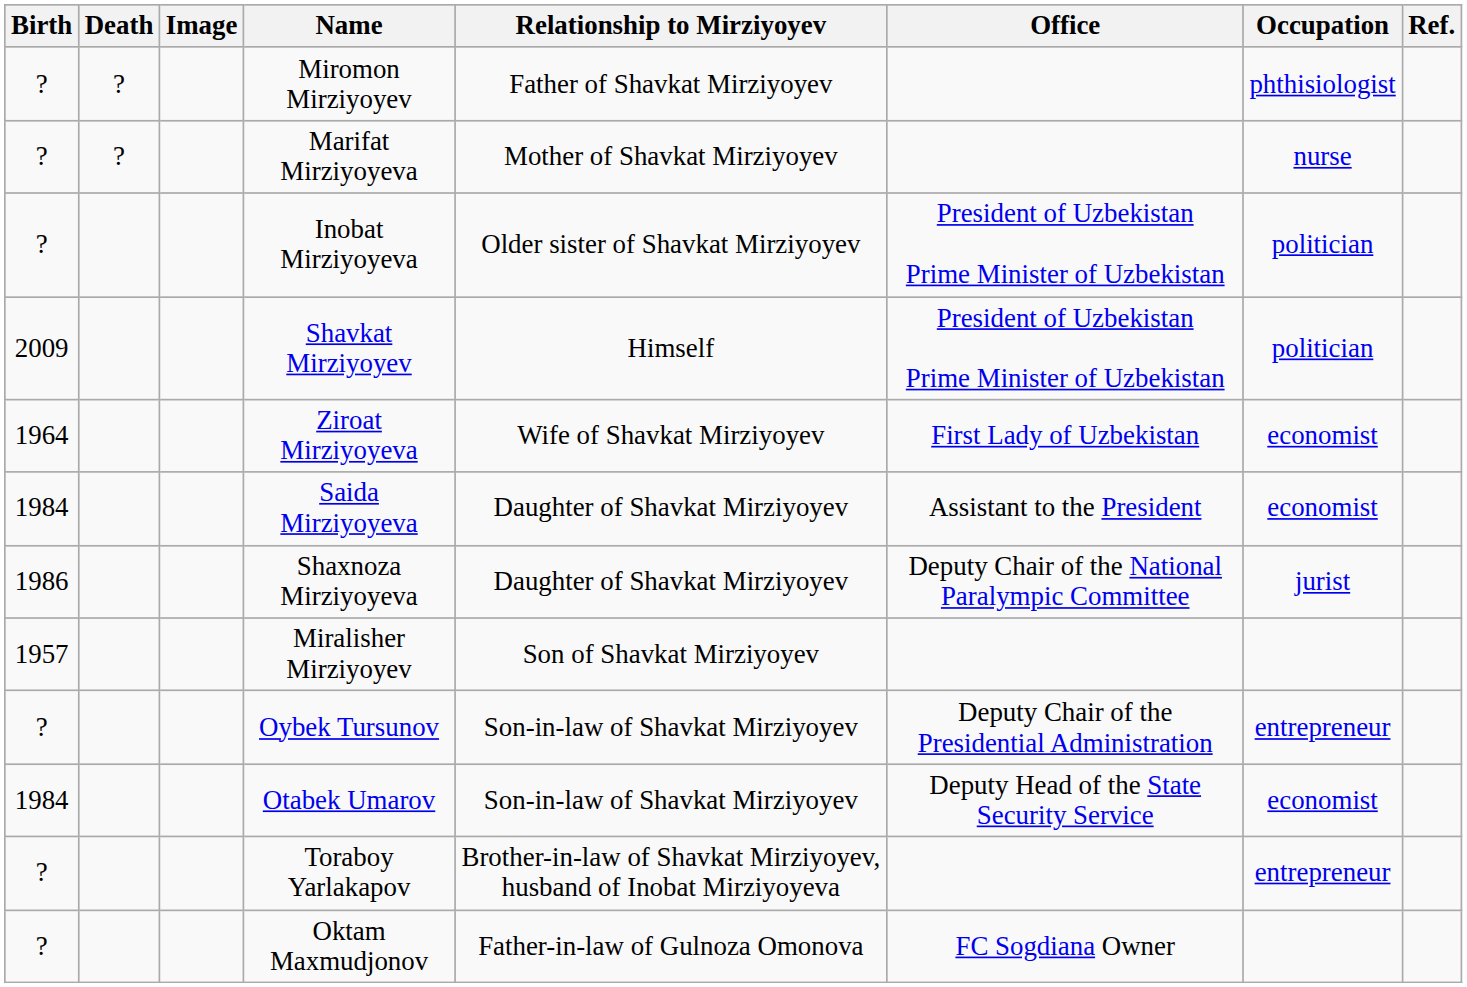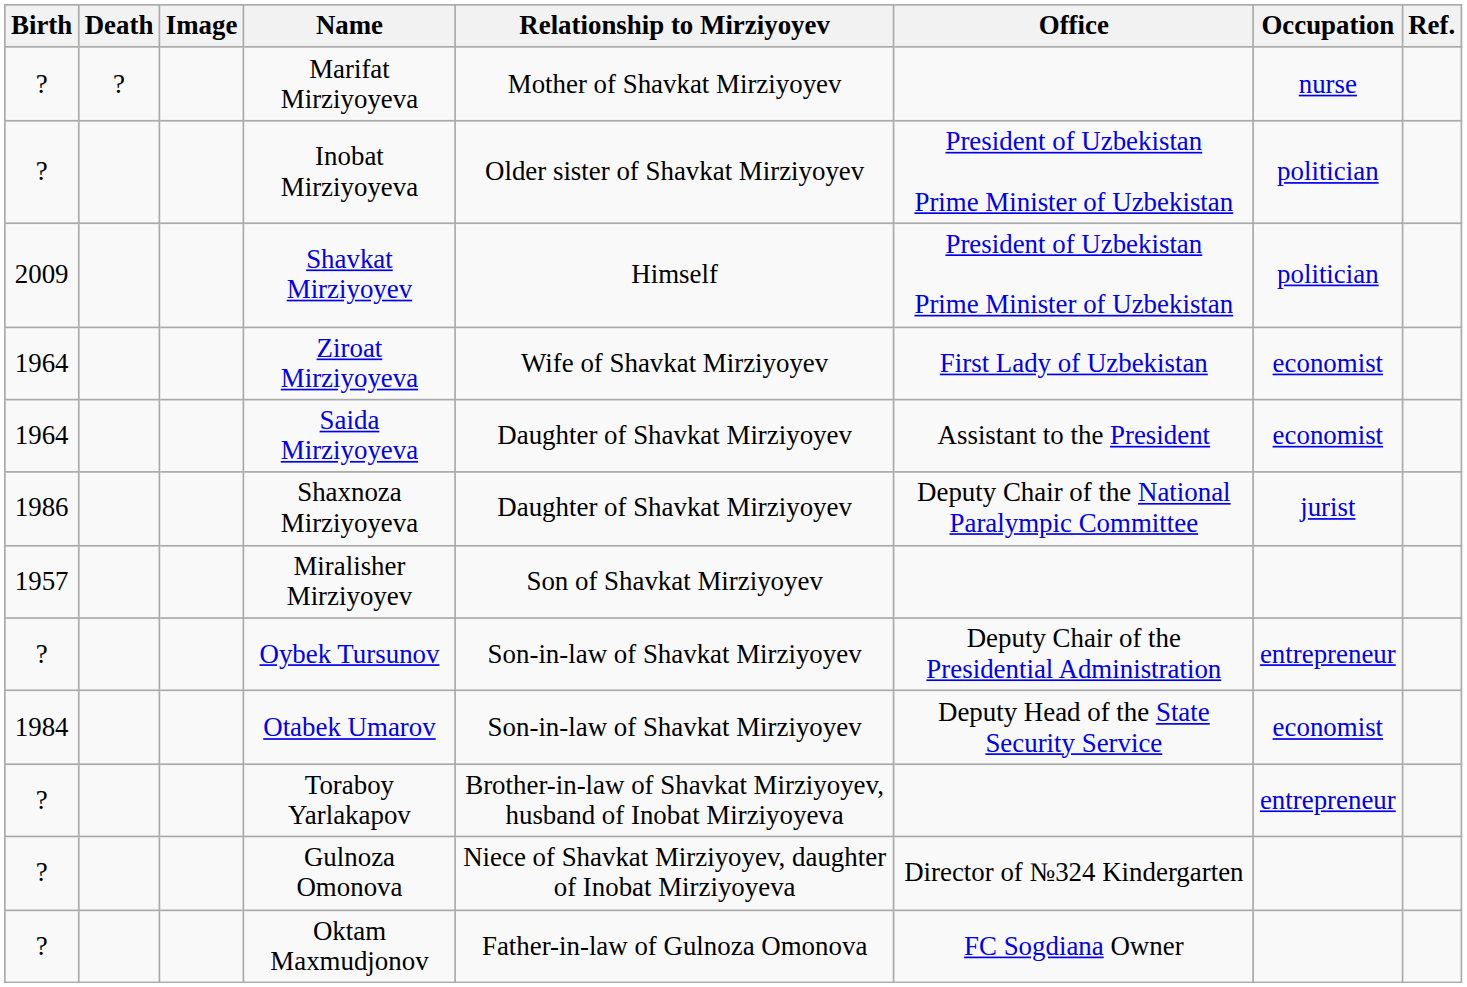- row: (349, 83)
(42, 508) 1984 -> (42, 435) 1964
+ row: (349, 872)
